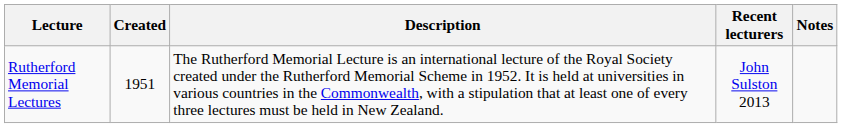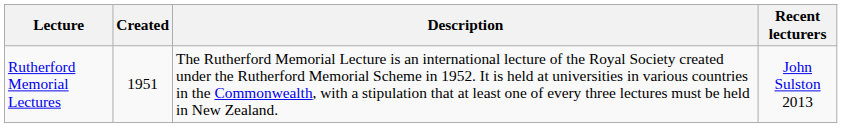- column: (815, 25)
